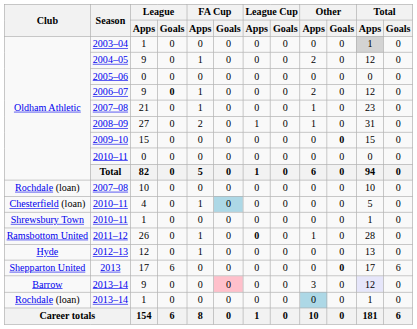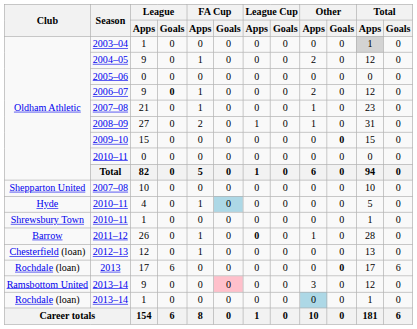(47, 188) Rochdale (loan) -> (47, 188) Shepparton United
(47, 204) Chesterfield (loan) -> (47, 204) Hyde
(47, 236) Ramsbottom United -> (47, 236) Barrow
(47, 252) Hyde -> (47, 252) Chesterfield (loan)
(47, 268) Shepparton United -> (47, 268) Rochdale (loan)
(47, 284) Barrow -> (47, 284) Ramsbottom United
(370, 284) lavender background -> (370, 284) no background
